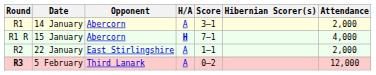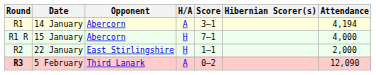(345, 24) 2,000 -> (345, 24) 4,194
(185, 37) bold -> (185, 37) normal
(185, 50) A -> (185, 50) H
(345, 63) 12,000 -> (345, 63) 12,090
